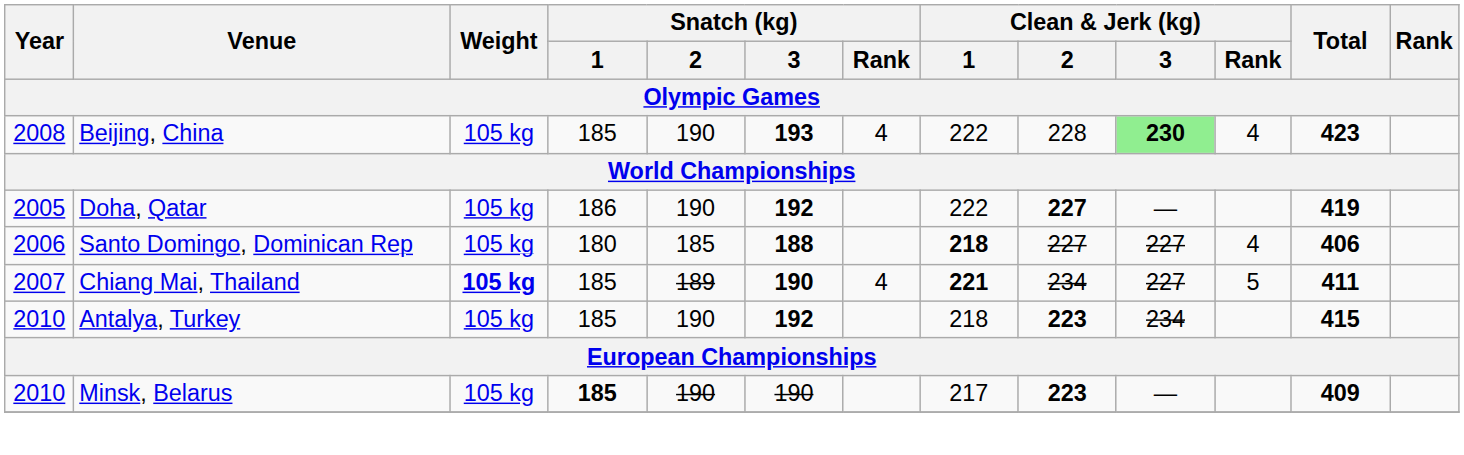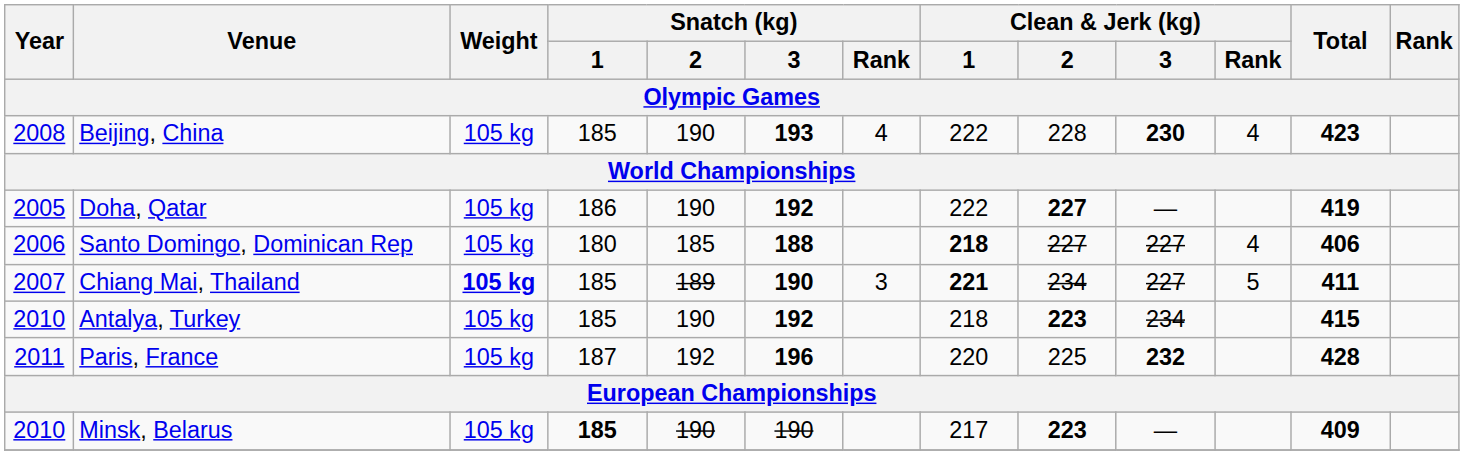(1166, 134) lightgreen background -> (1166, 134) no background
(881, 282) 4 -> (881, 282) 3
+ row: (149, 356)
